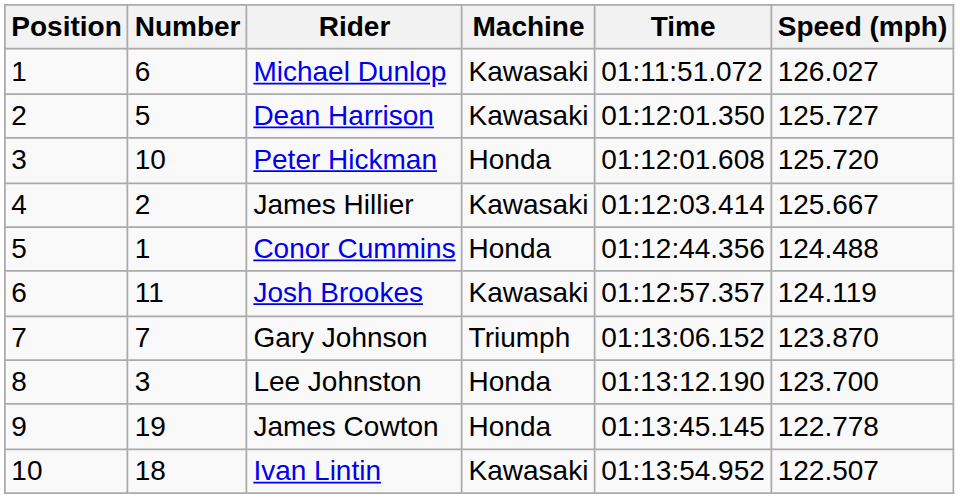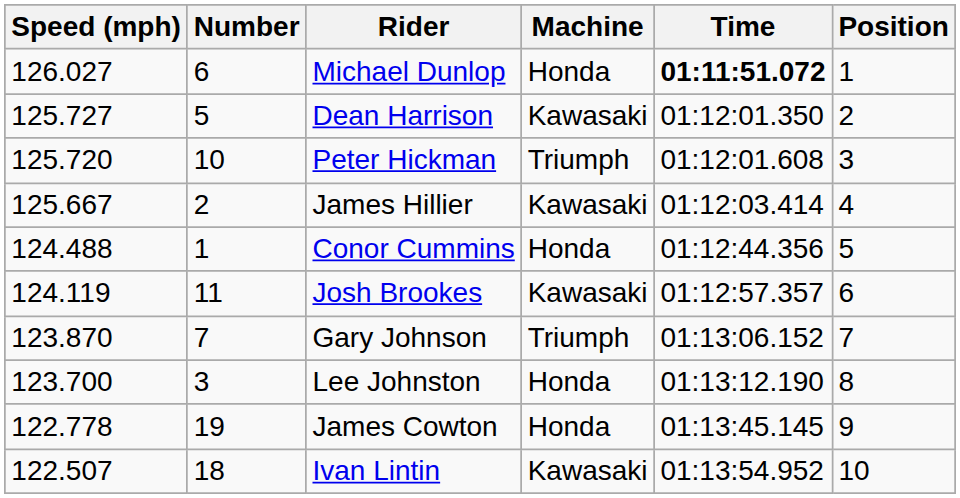columns swapped: (67, 26) <-> (862, 26)
(528, 71) Kawasaki -> (569, 71) Honda
(682, 71) normal -> (743, 71) bold
(510, 159) Honda -> (579, 159) Triumph
